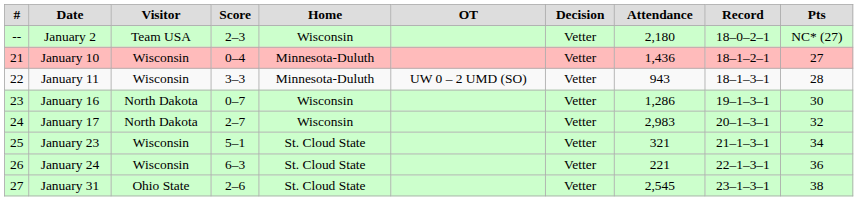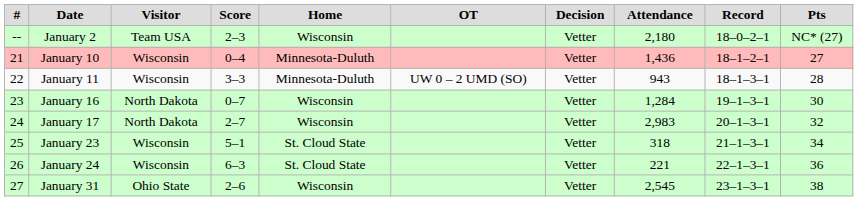(660, 100) 1,286 -> (660, 100) 1,284
(660, 143) 321 -> (660, 143) 318
(325, 185) St. Cloud State -> (325, 185) Wisconsin
